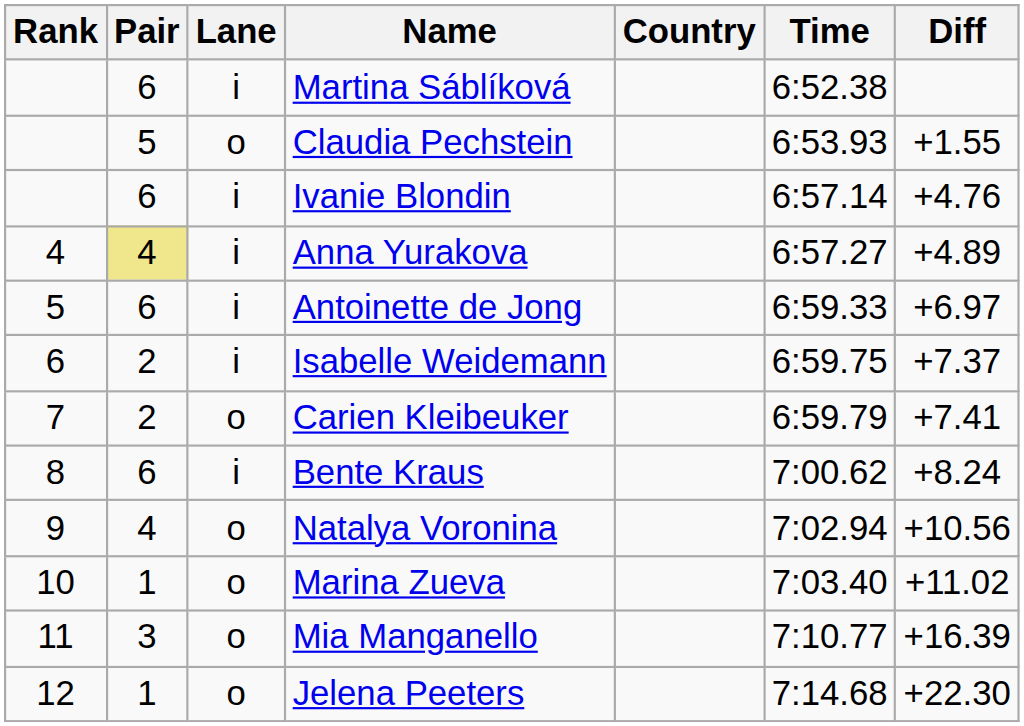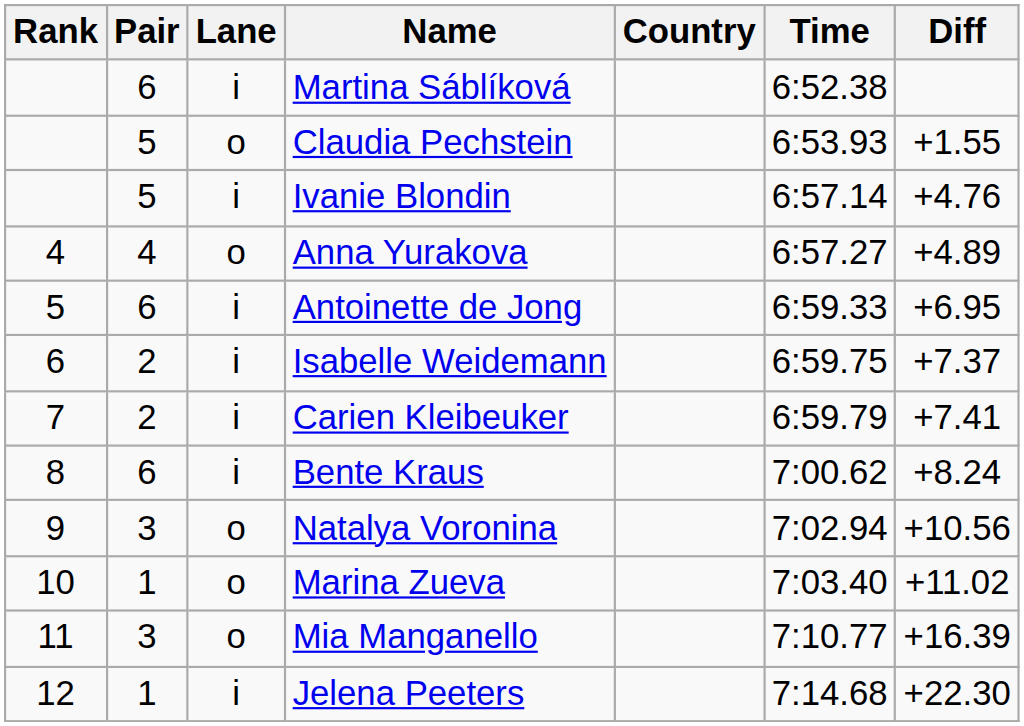(147, 197) 6 -> (147, 197) 5
(147, 252) khaki background -> (147, 252) no background
(236, 252) i -> (236, 252) o
(957, 307) +6.97 -> (957, 307) +6.95
(236, 417) o -> (236, 417) i
(147, 527) 4 -> (147, 527) 3
(236, 692) o -> (236, 692) i
